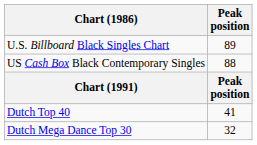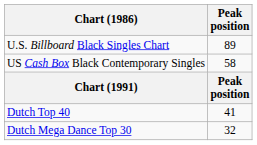(230, 63) 88 -> (230, 63) 58
